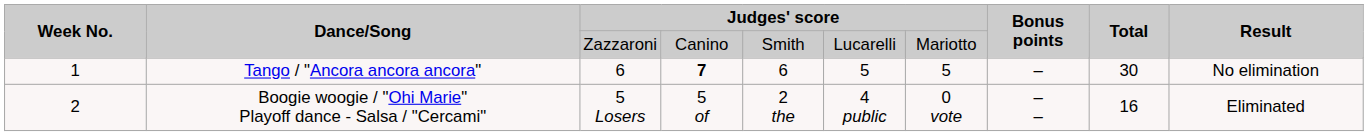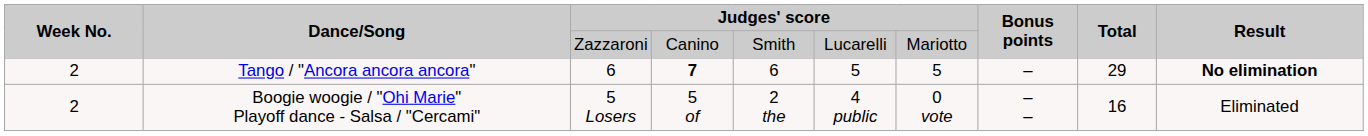(75, 71) 1 -> (74, 71) 2
(1129, 71) 30 -> (1117, 71) 29
(1266, 71) normal -> (1260, 71) bold
